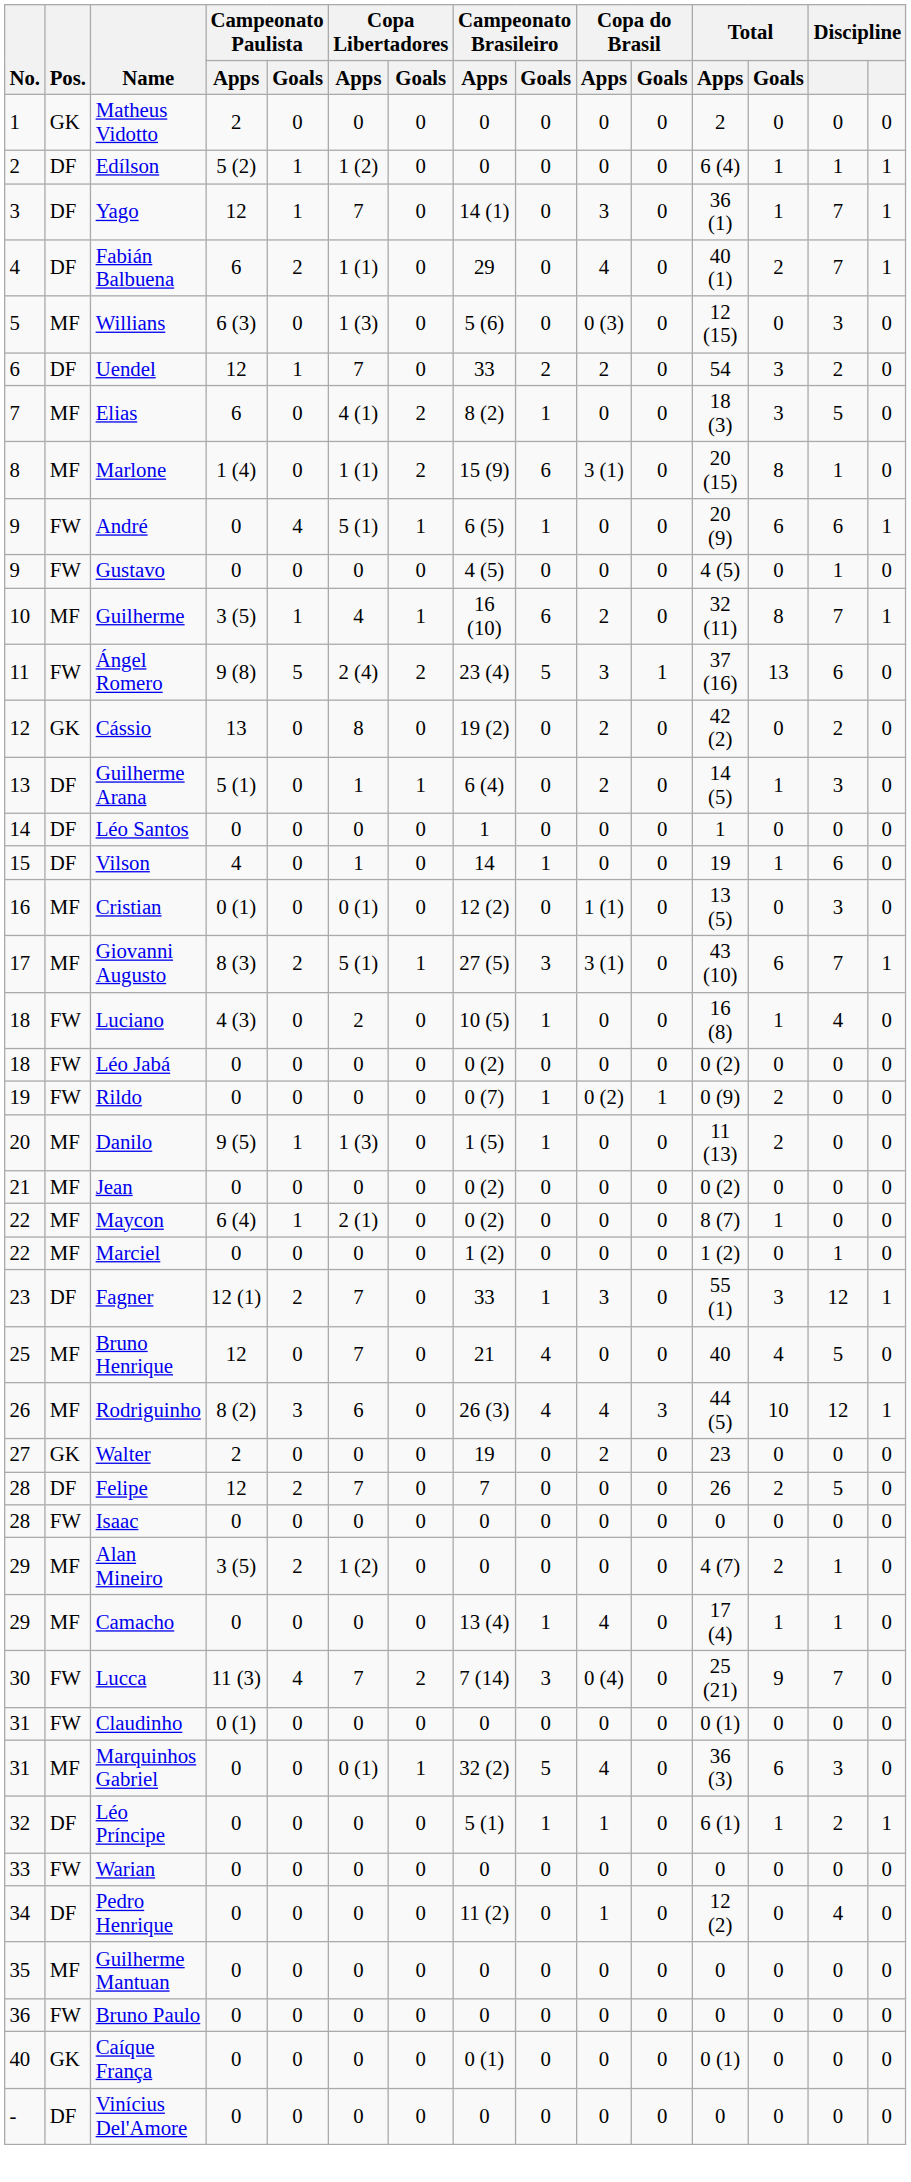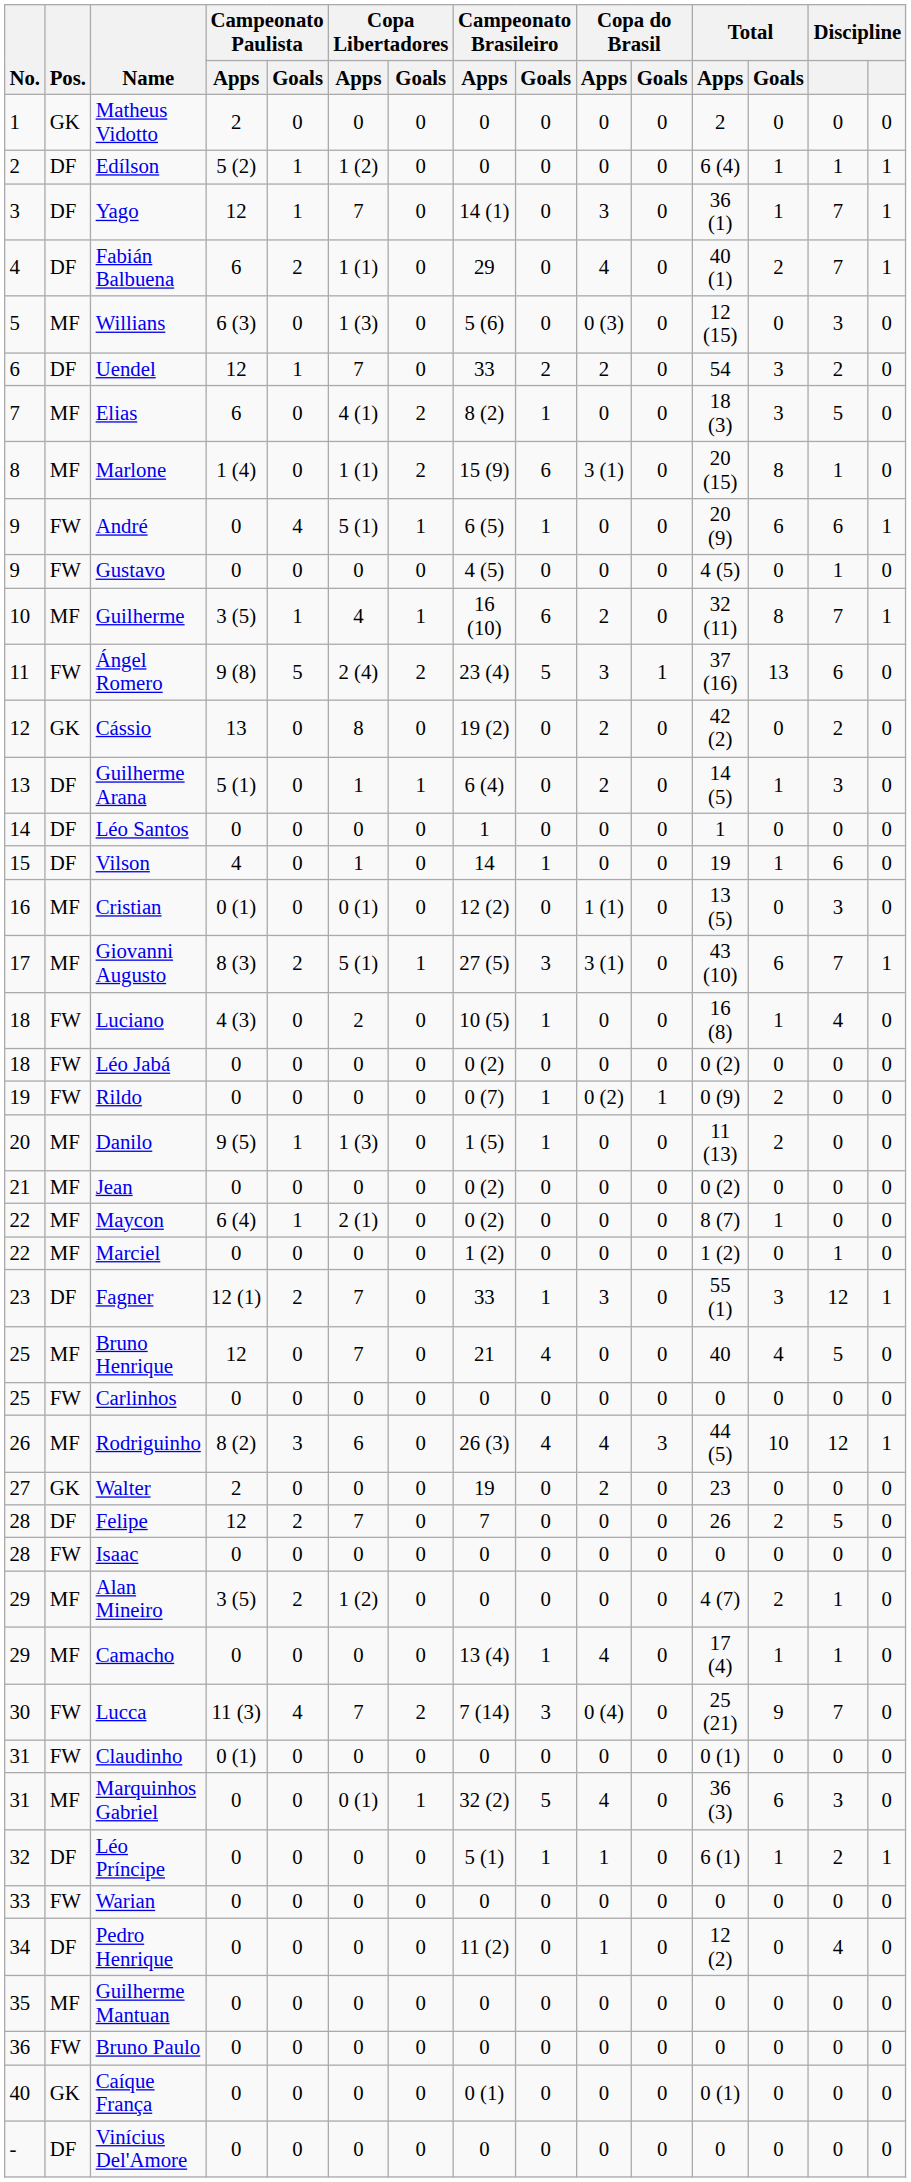+ row: (136, 1398)
